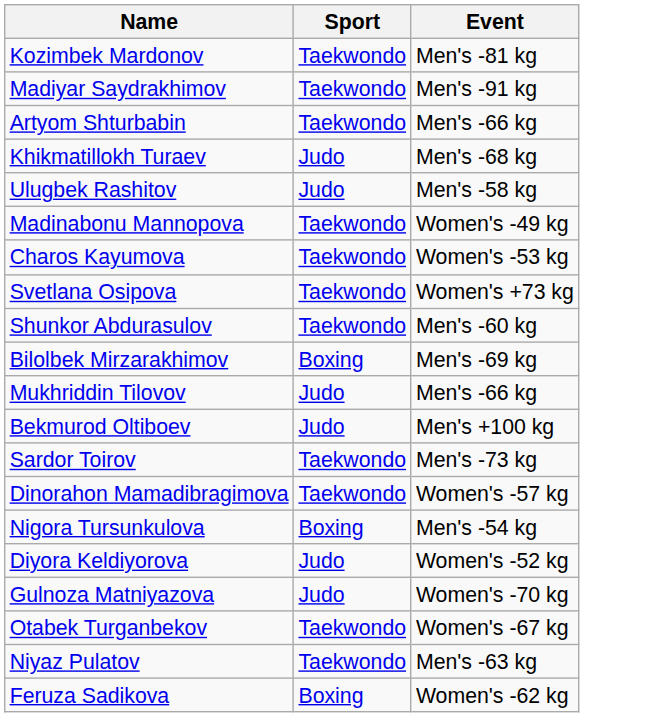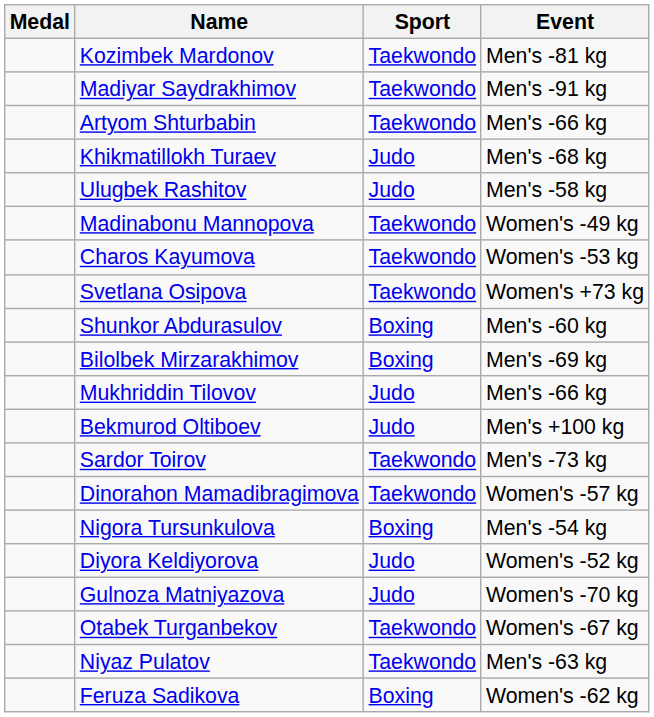+ column: (40, 22)
(352, 325) Taekwondo -> (401, 325) Boxing
